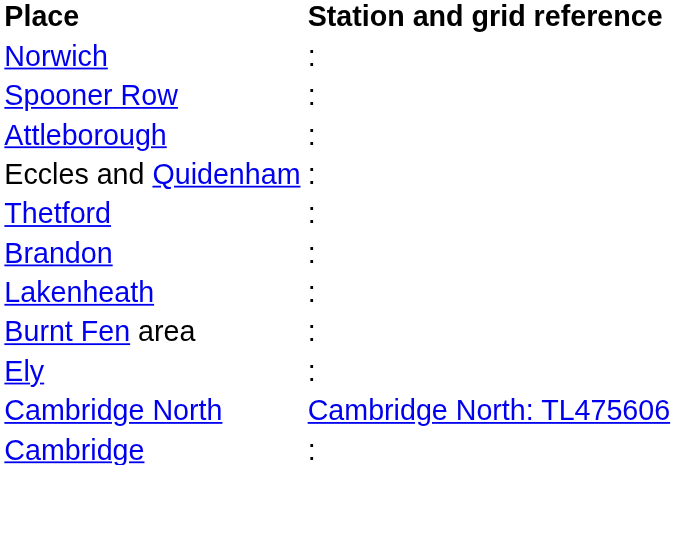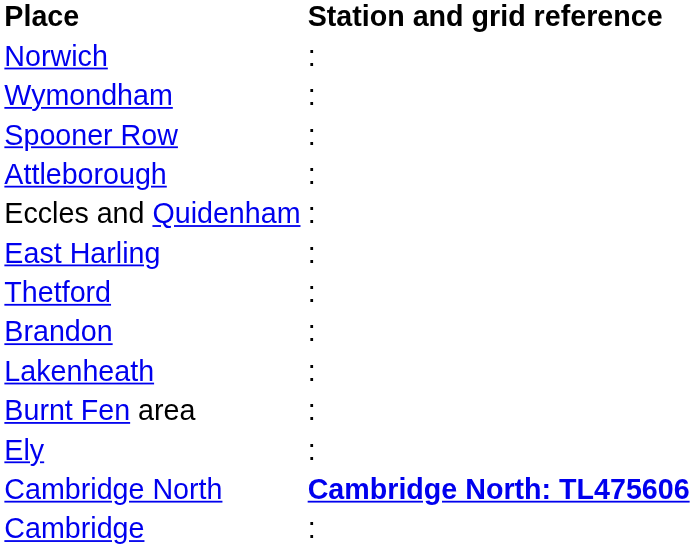+ row: (89, 95)
+ row: (82, 253)
(489, 410) normal -> (499, 489) bold
